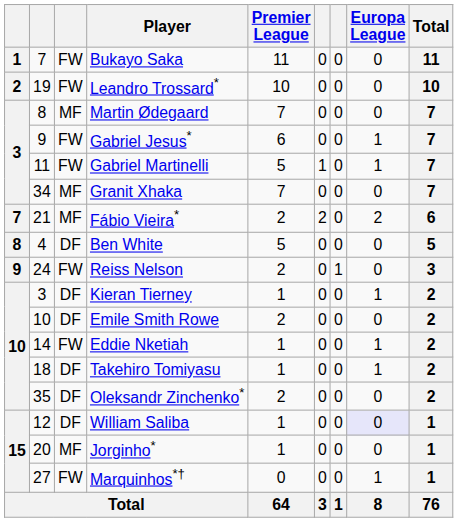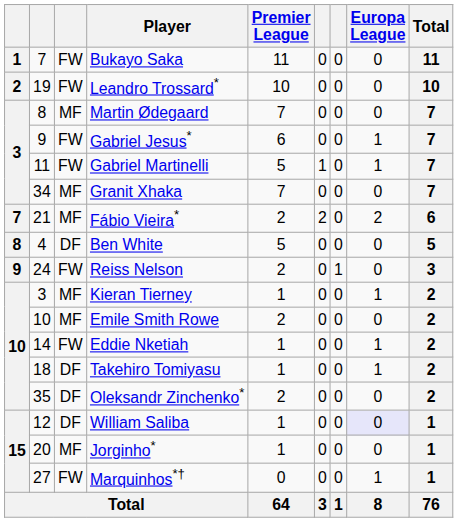(70, 295) DF -> (70, 295) MF
(70, 320) DF -> (70, 320) MF
